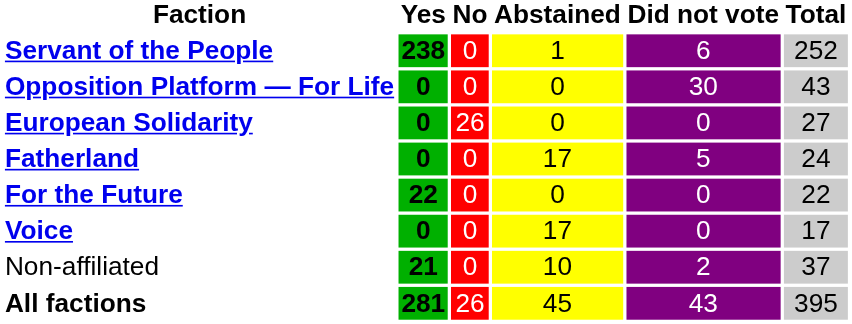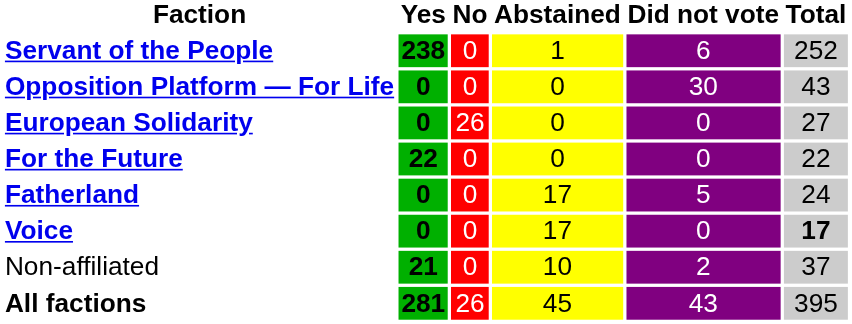rows swapped: (72, 158) <-> (94, 194)
(816, 230) normal -> (816, 230) bold
